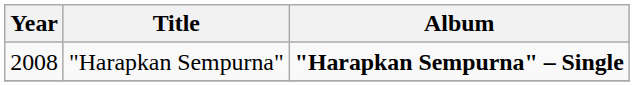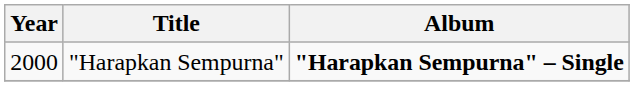(34, 61) 2008 -> (34, 61) 2000
